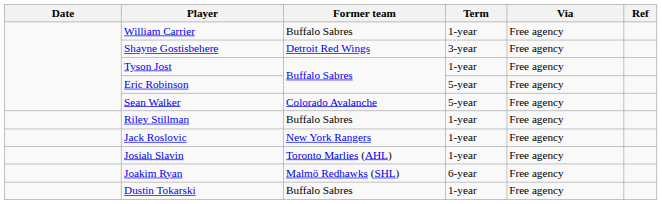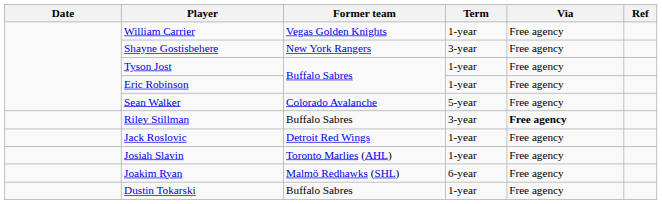(319, 31) Buffalo Sabres -> (336, 31) Vegas Golden Knights
(328, 48) Detroit Red Wings -> (329, 48) New York Rangers
(462, 84) 5-year -> (462, 84) 1-year
(462, 119) 1-year -> (462, 119) 3-year
(536, 119) normal -> (538, 119) bold
(329, 137) New York Rangers -> (328, 137) Detroit Red Wings
